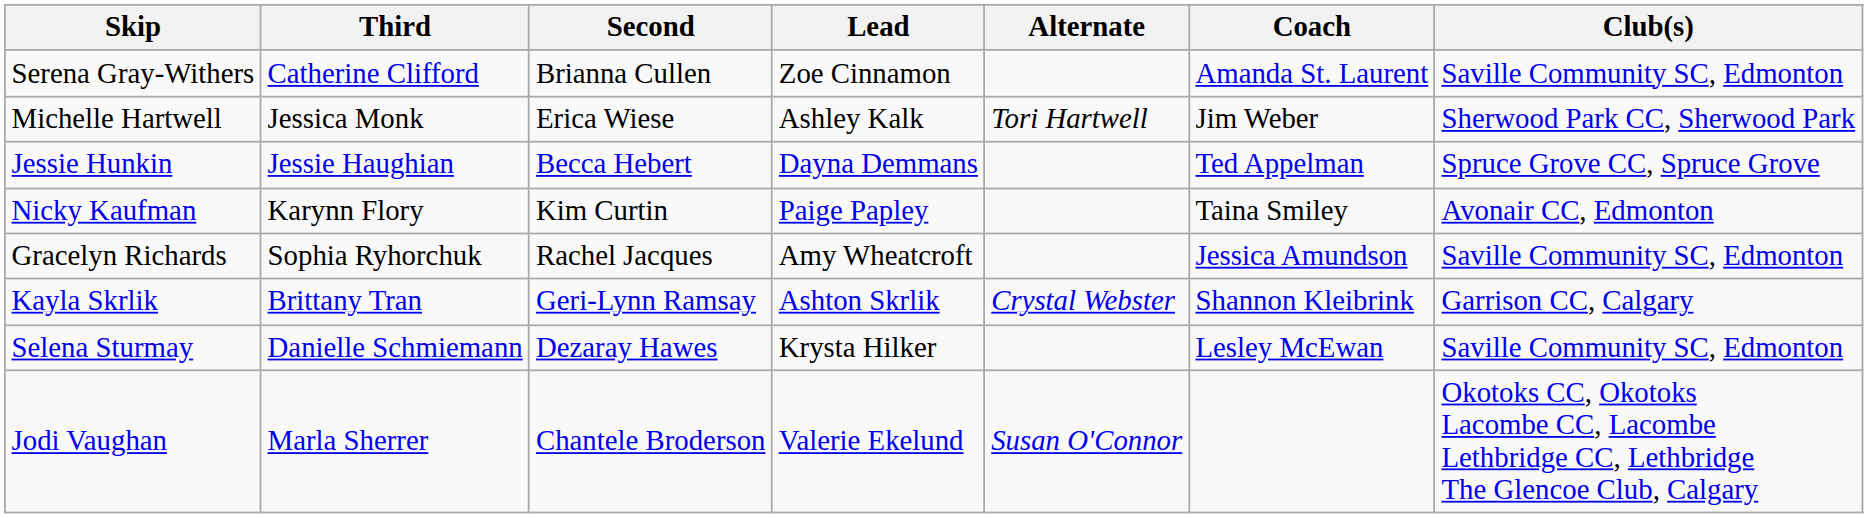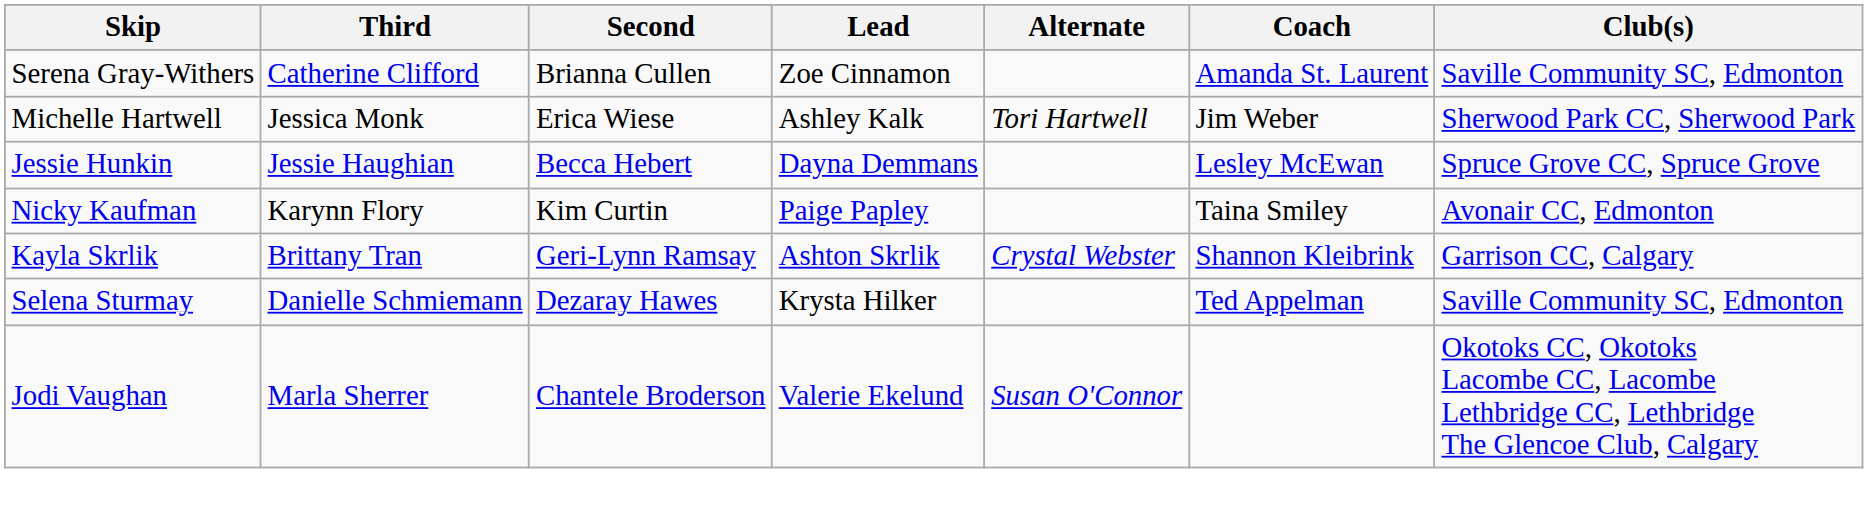(1280, 164) Ted Appelman -> (1289, 164) Lesley McEwan
- row: (119, 255)
(1289, 347) Lesley McEwan -> (1280, 301) Ted Appelman
